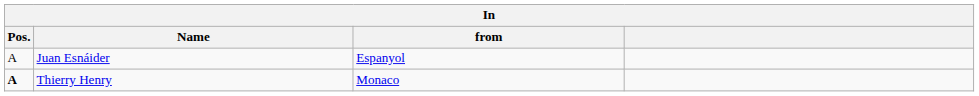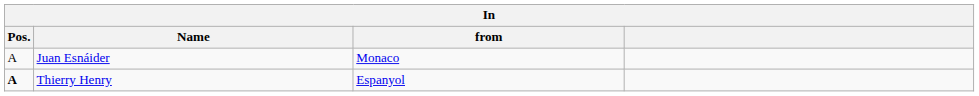(381, 58) Espanyol -> (378, 58) Monaco
(378, 80) Monaco -> (381, 80) Espanyol
